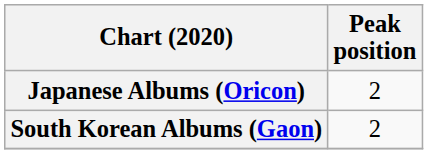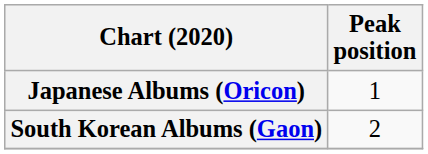(375, 90) 2 -> (375, 90) 1
